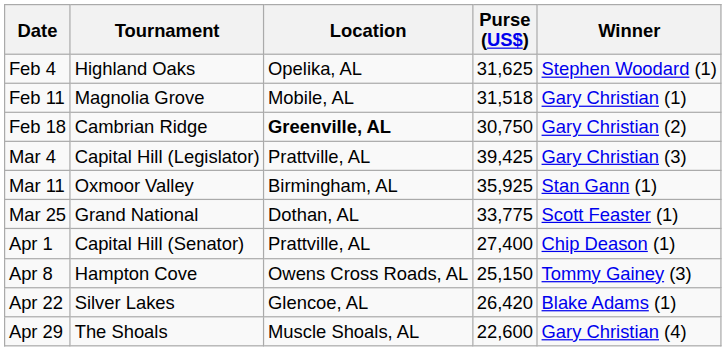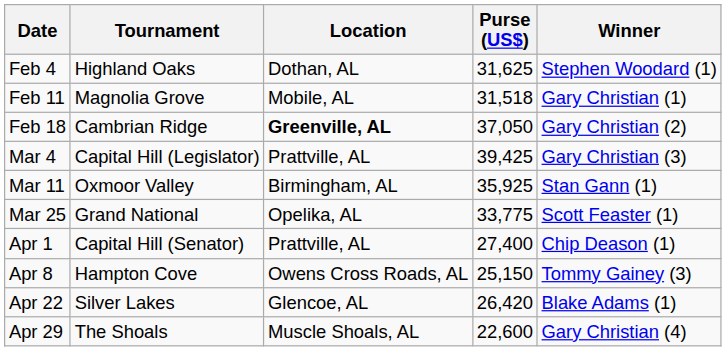(315, 69) Opelika, AL -> (314, 69) Dothan, AL
(505, 127) 30,750 -> (505, 127) 37,050
(314, 215) Dothan, AL -> (315, 215) Opelika, AL
